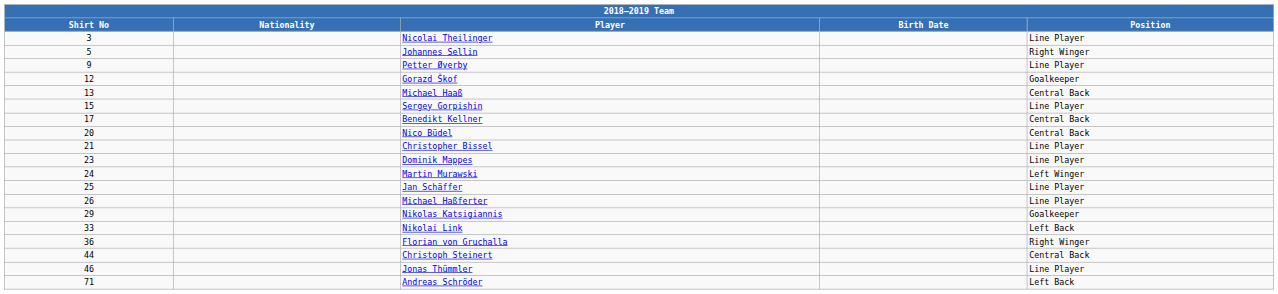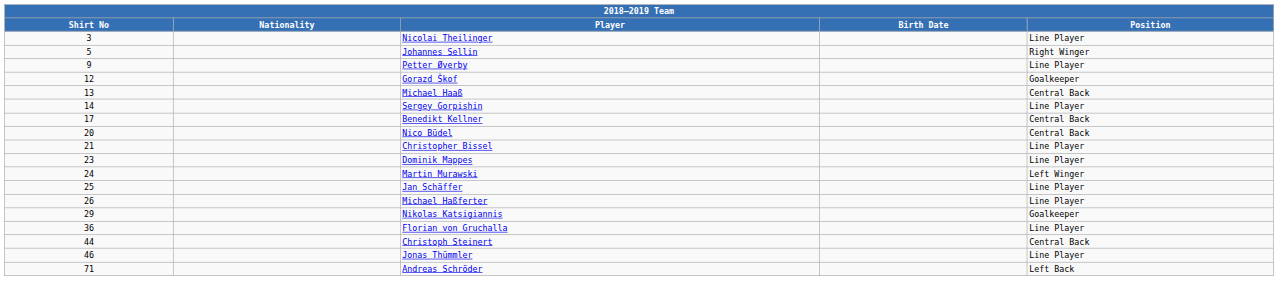(89, 106) 15 -> (89, 106) 14
- row: (432, 228)
(1059, 242) Right Winger -> (1057, 228) Line Player
